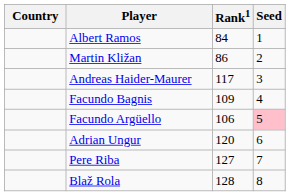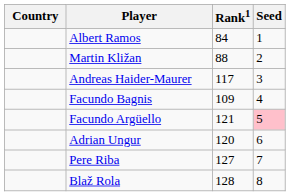(222, 58) 86 -> (222, 58) 88
(225, 119) 106 -> (225, 119) 121
